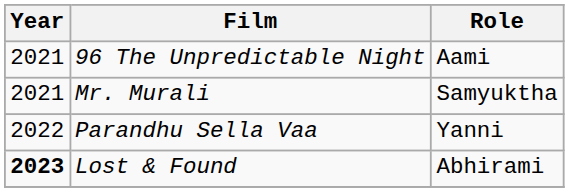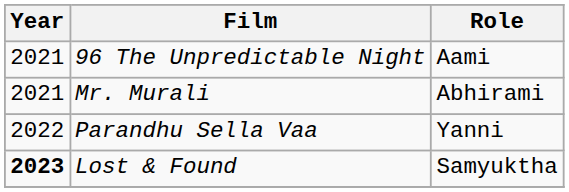(497, 96) Samyuktha -> (490, 96) Abhirami
(490, 169) Abhirami -> (497, 169) Samyuktha
